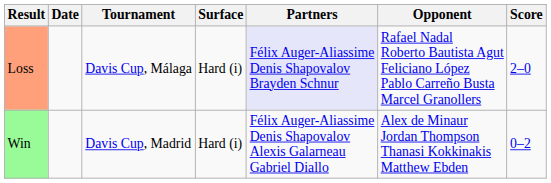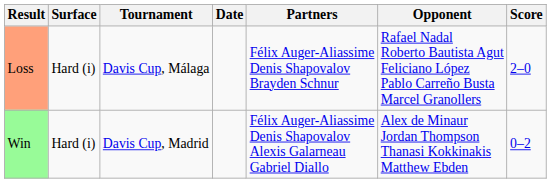columns swapped: (65, 15) <-> (221, 15)
(312, 68) lavender background -> (312, 68) no background
